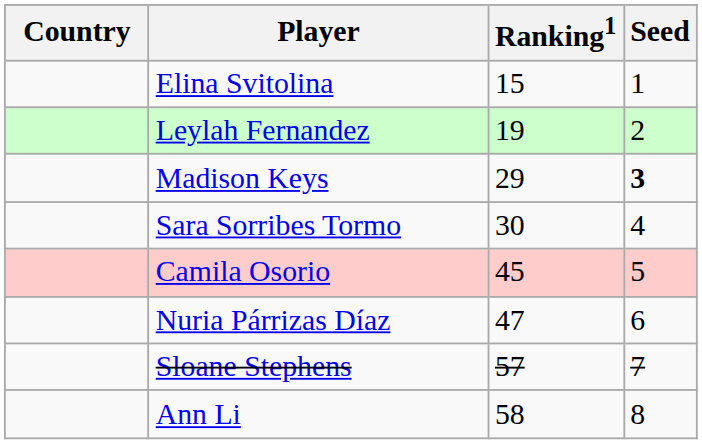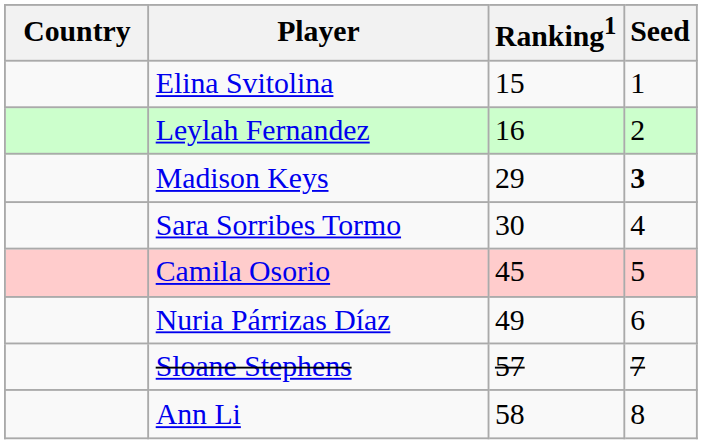(510, 130) 19 -> (510, 130) 16
(510, 319) 47 -> (510, 319) 49
